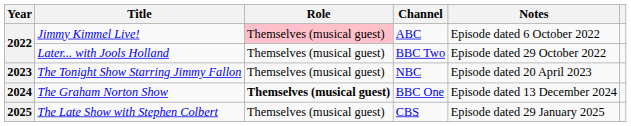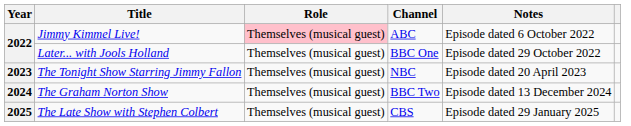(420, 53) BBC Two -> (414, 53) BBC One
(319, 92) bold -> (316, 92) normal
(420, 92) BBC One -> (415, 92) BBC Two
